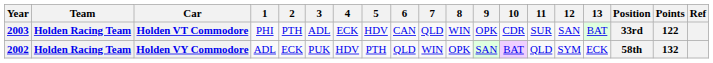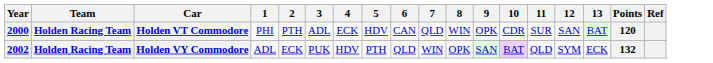- column: (632, 13)
(18, 31) 2003 -> (18, 31) 2000
(670, 31) 122 -> (628, 31) 120
